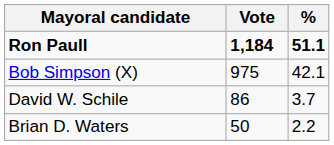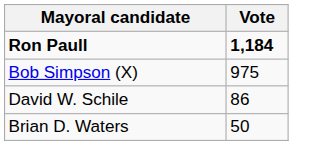- column: (308, 18)
